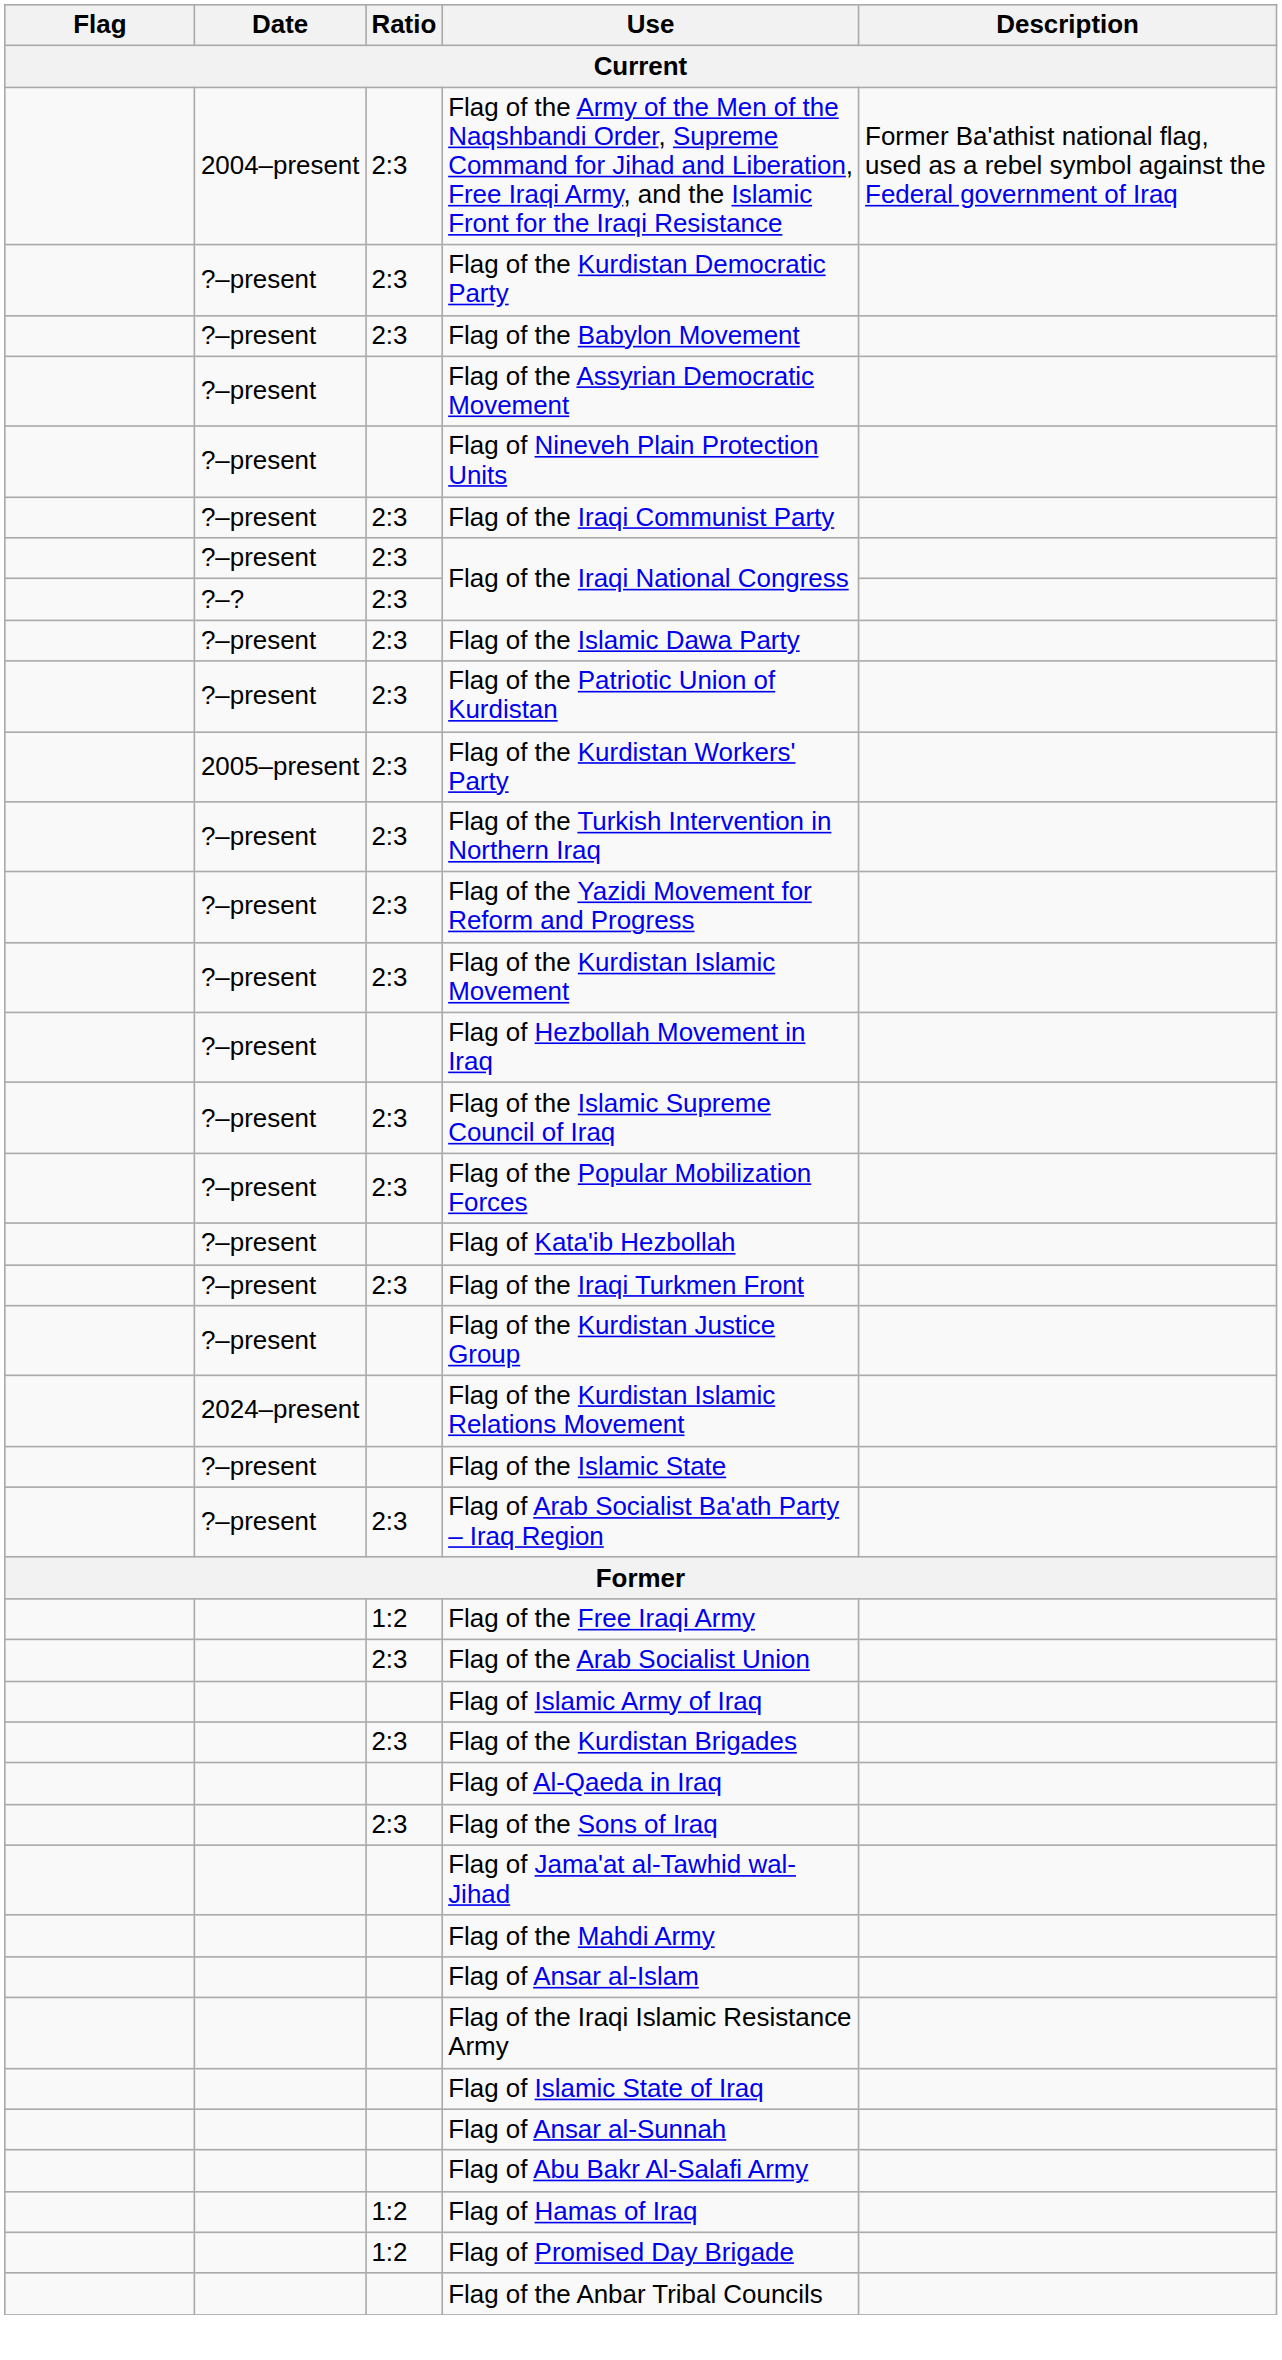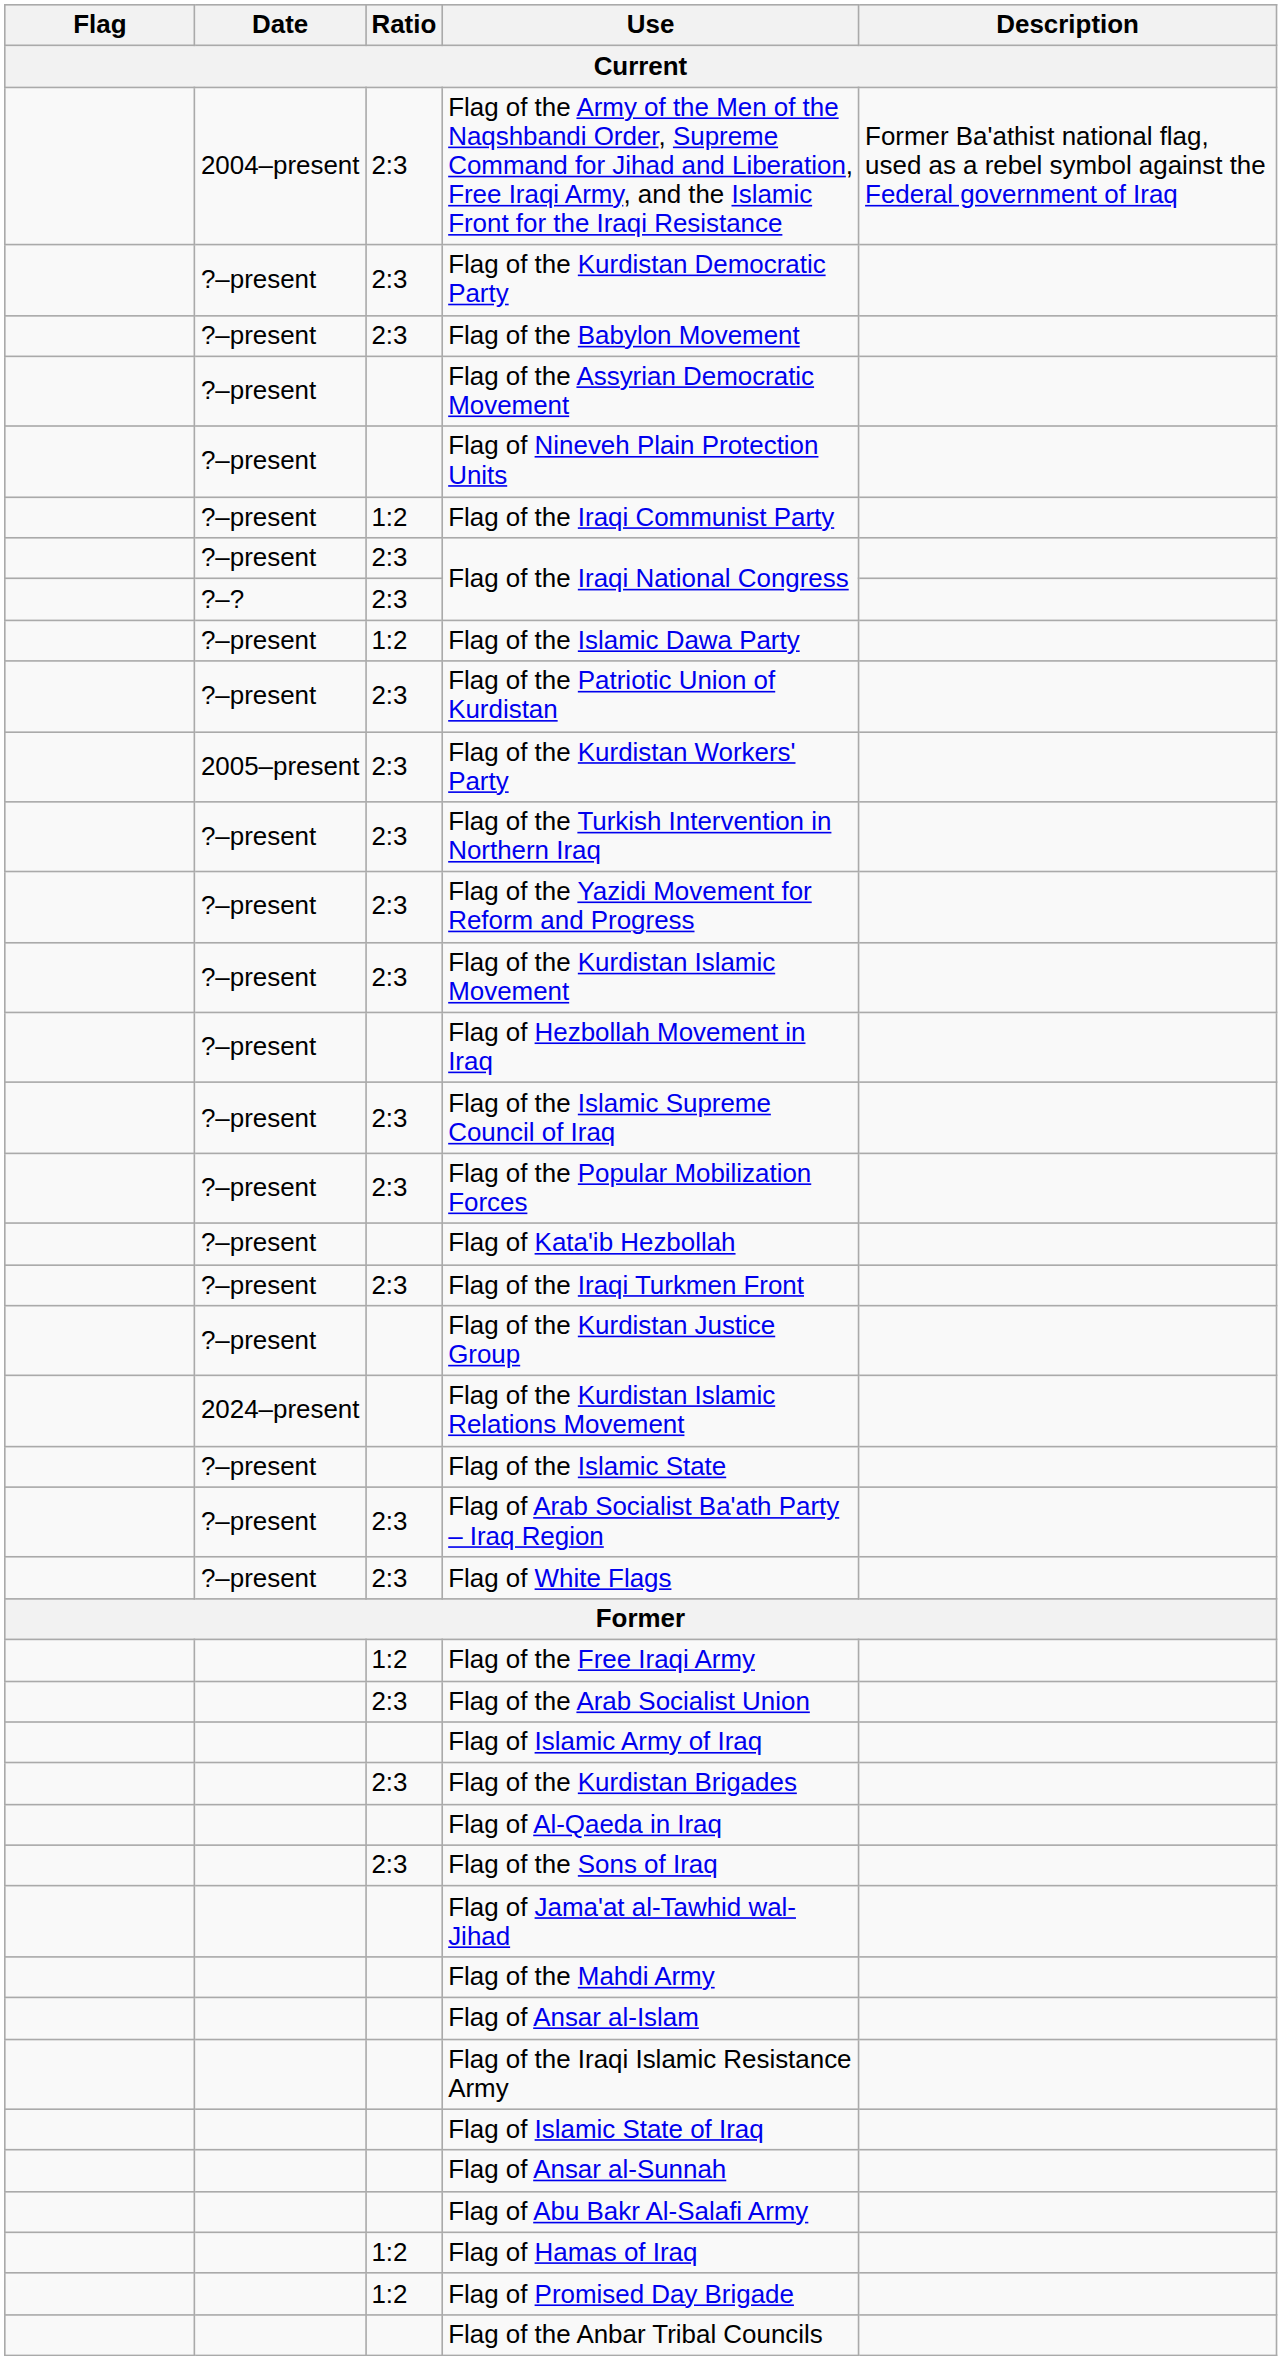(389, 516) 2:3 -> (389, 516) 1:2
(389, 640) 2:3 -> (389, 640) 1:2
+ row: (259, 1577)
